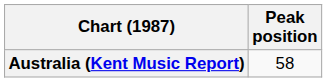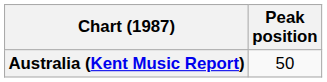(285, 63) 58 -> (285, 63) 50
